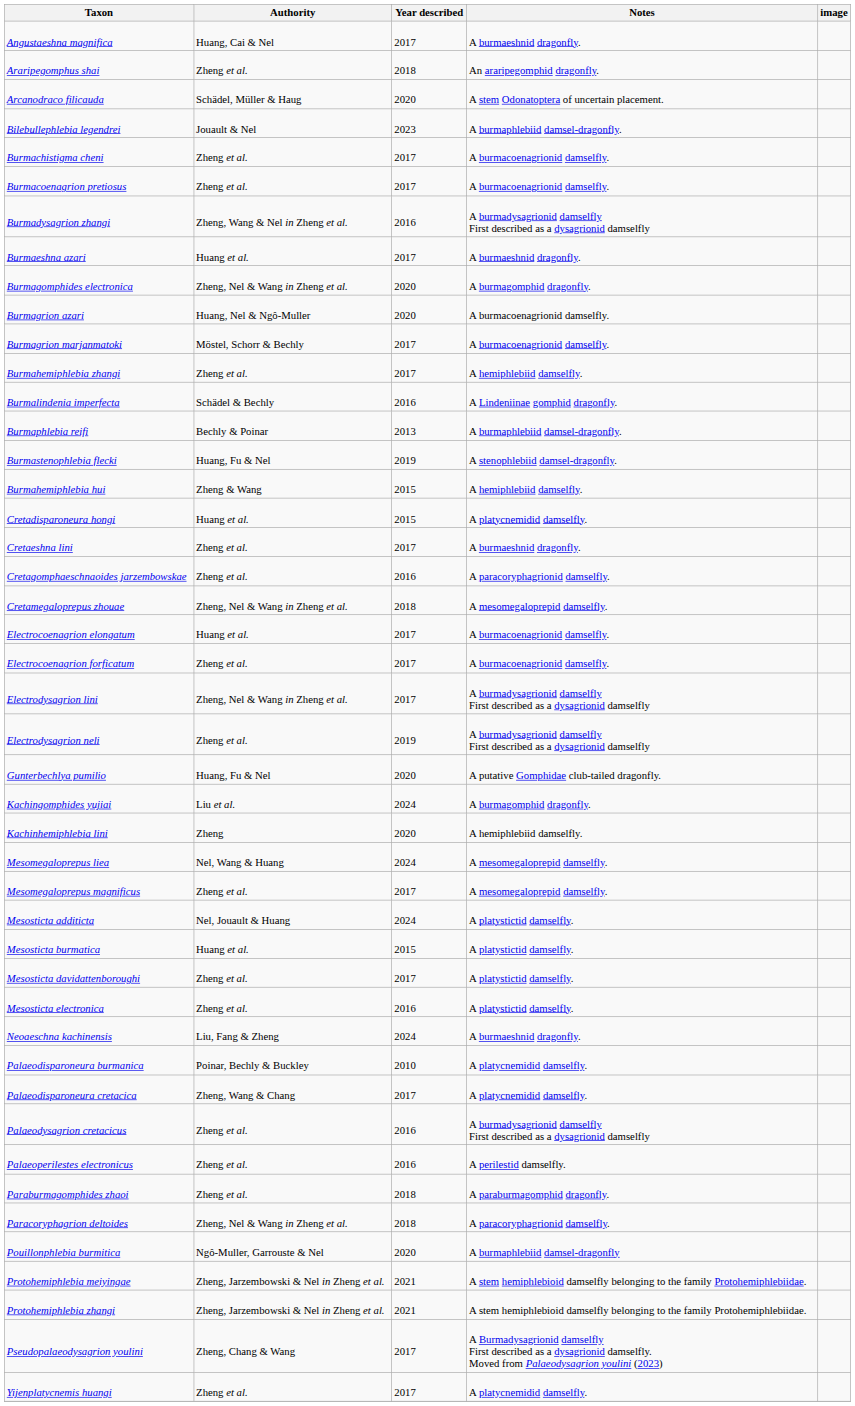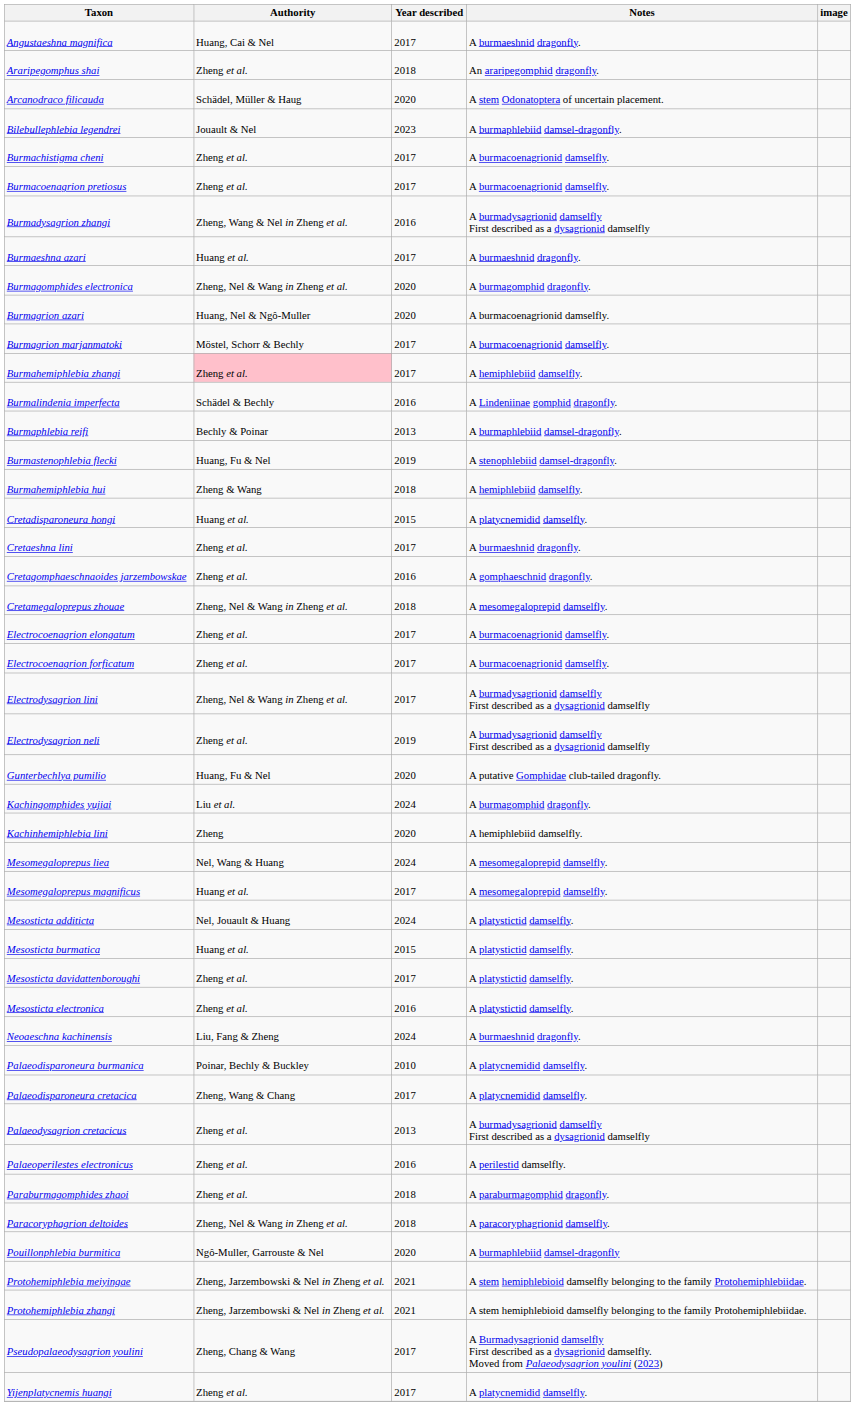(222, 373) no background -> (222, 373) pink background
(405, 490) 2015 -> (405, 490) 2018
(539, 577) A paracoryphagrionid damselfly. -> (531, 577) A gomphaeschnid dragonfly.
(222, 635) Huang et al. -> (222, 635) Zheng et al.
(222, 891) Zheng et al. -> (222, 891) Huang et al.
(405, 1130) 2016 -> (405, 1130) 2013
